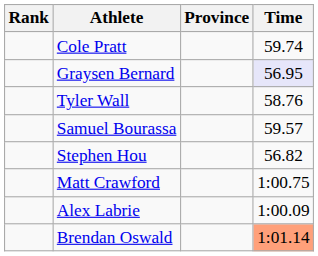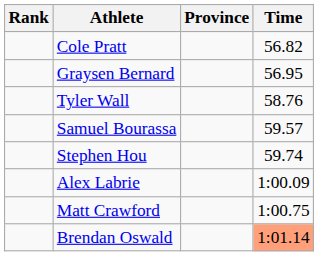(283, 45) 59.74 -> (283, 45) 56.82
(283, 73) lavender background -> (283, 73) no background
(283, 155) 56.82 -> (283, 155) 59.74
rows swapped: (98, 210) <-> (108, 182)
